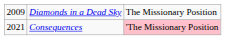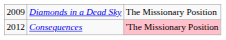(16, 27) 2021 -> (16, 27) 2012
